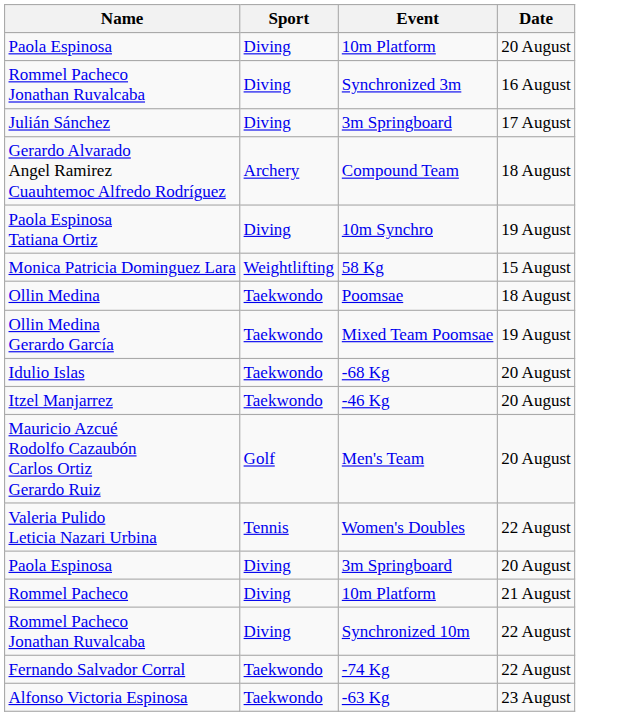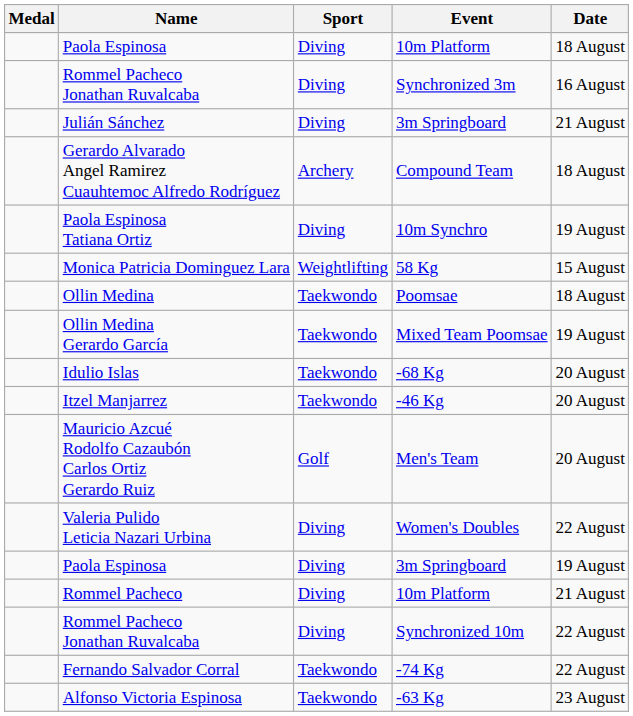+ column: (32, 18)
(536, 46) 20 August -> (590, 46) 18 August
(536, 123) 17 August -> (590, 123) 21 August
(266, 526) Tennis -> (321, 526) Diving
(536, 565) 20 August -> (590, 565) 19 August
